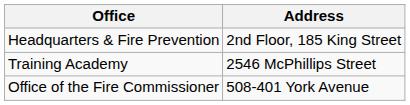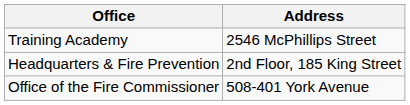rows swapped: (114, 40) <-> (68, 64)
